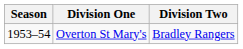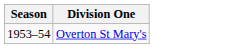- column: (193, 14)
